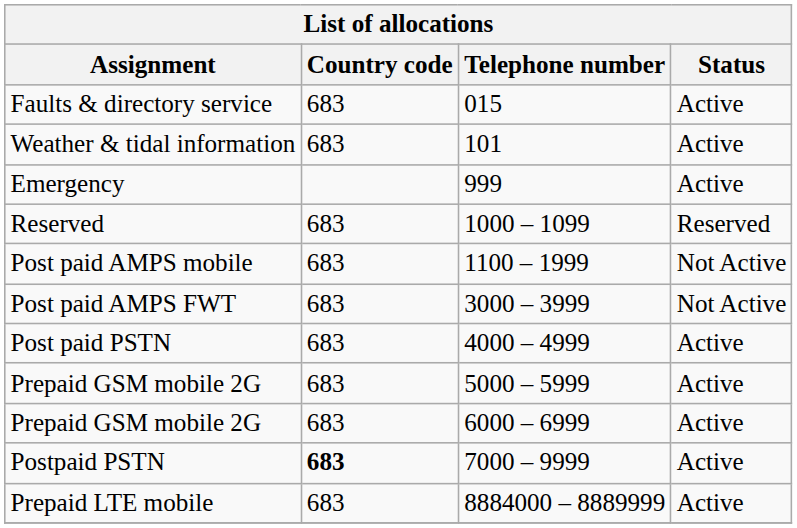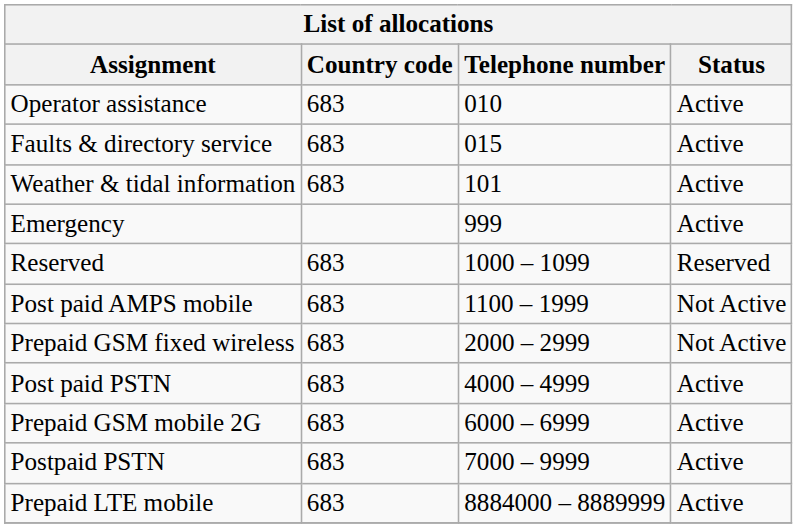+ row: (109, 104)
+ row: (153, 343)
- row: (123, 303)
- row: (136, 382)
(326, 462) bold -> (326, 462) normal
